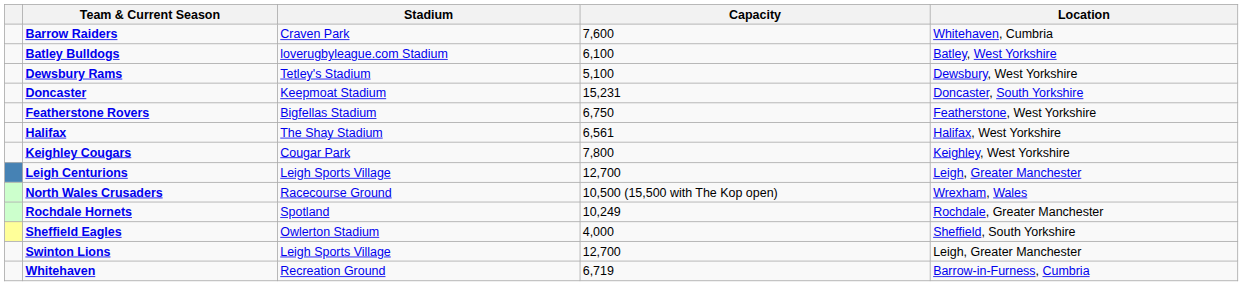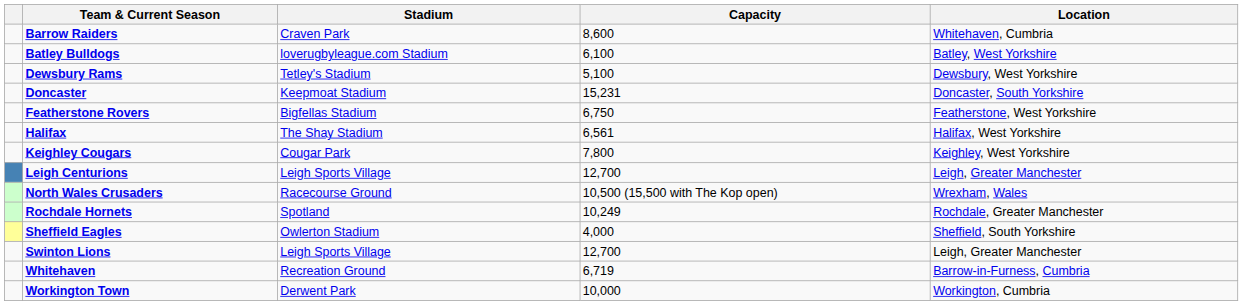(598, 34) 7,600 -> (598, 34) 8,600
+ row: (77, 291)
